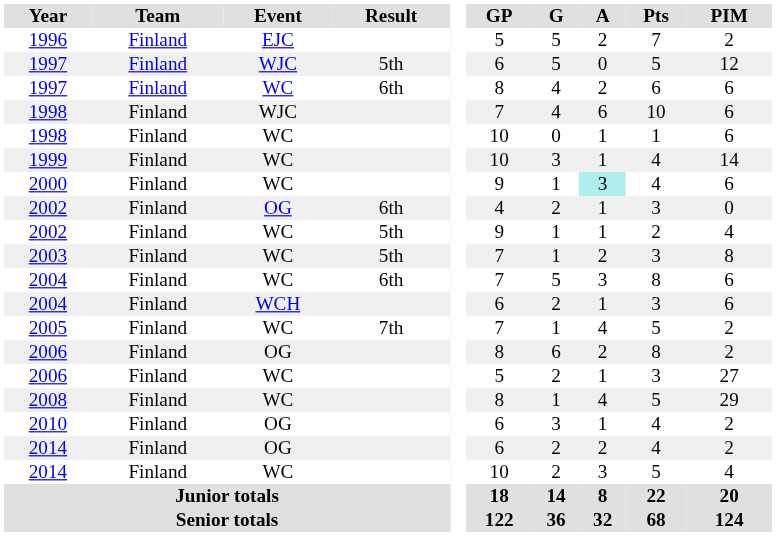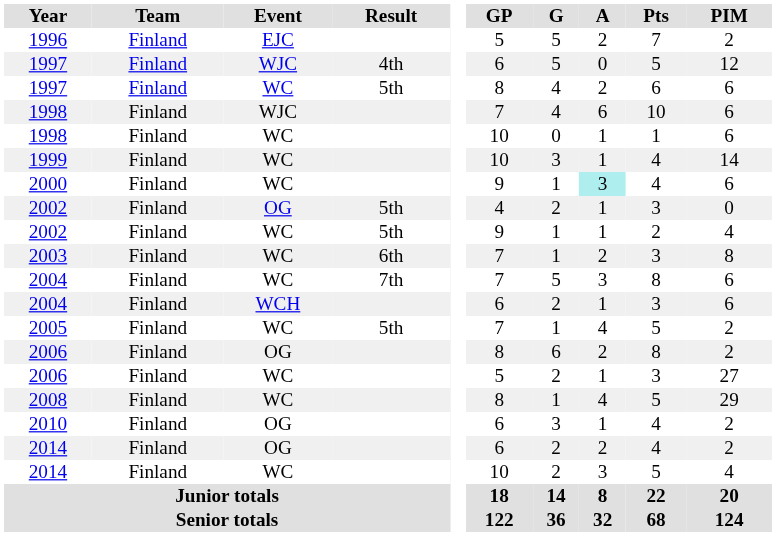(391, 63) 5th -> (391, 63) 4th
(391, 87) 6th -> (391, 87) 5th
(391, 207) 6th -> (391, 207) 5th
(391, 255) 5th -> (391, 255) 6th
(391, 279) 6th -> (391, 279) 7th
(391, 327) 7th -> (391, 327) 5th
